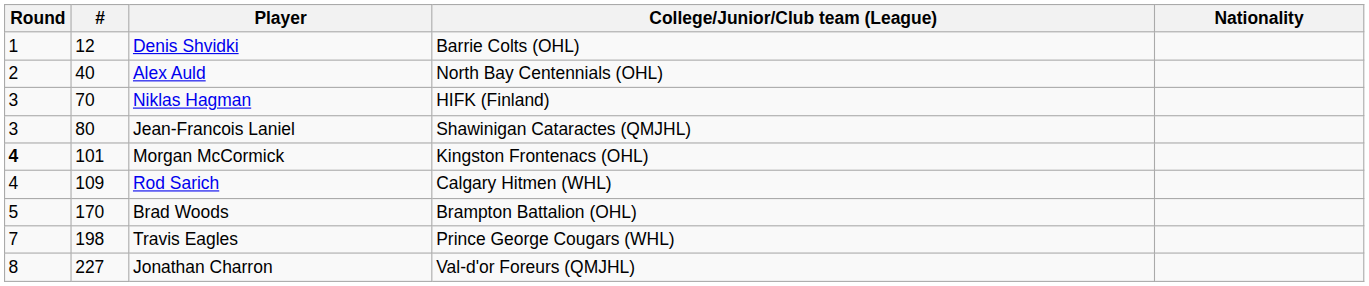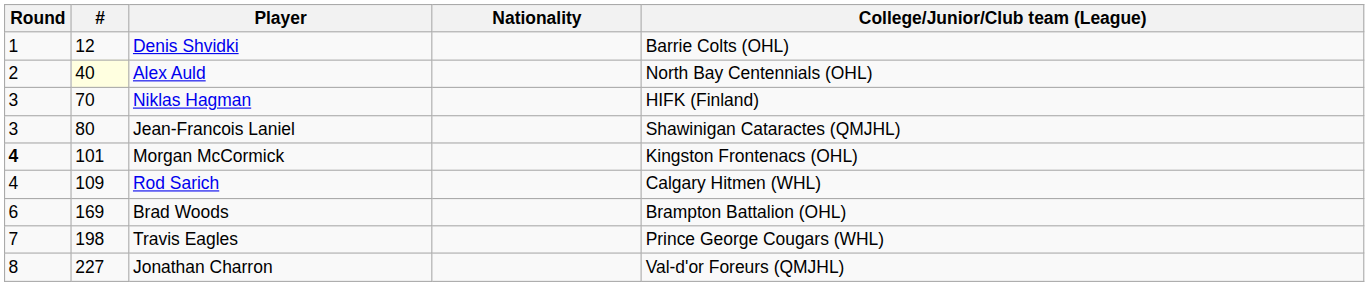columns swapped: (1259, 18) <-> (793, 18)
(85, 73) no background -> (85, 73) lightyellow background
(13, 211) 5 -> (13, 211) 6
(90, 211) 170 -> (90, 211) 169
